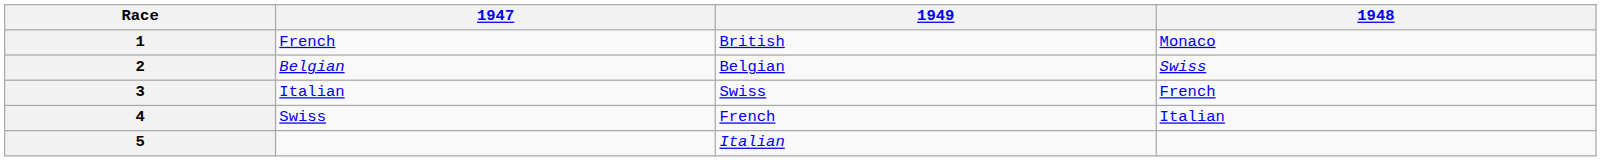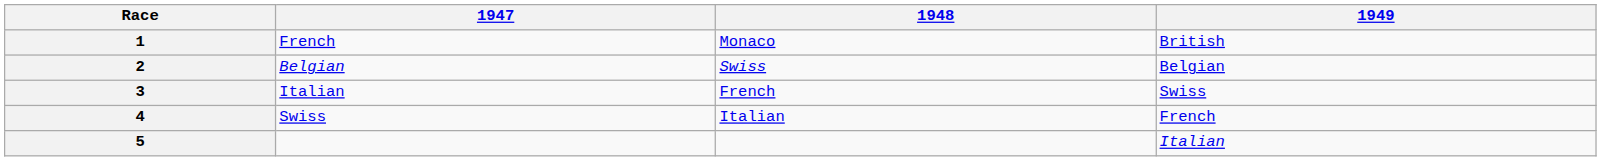columns swapped: (1376, 18) <-> (936, 18)
